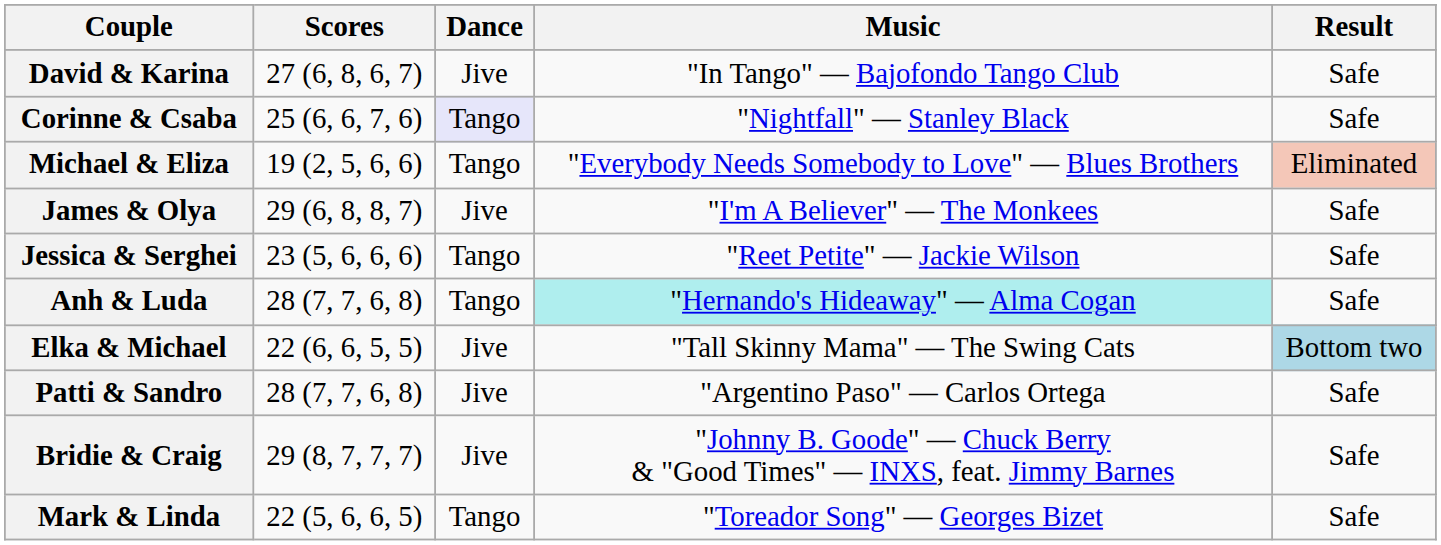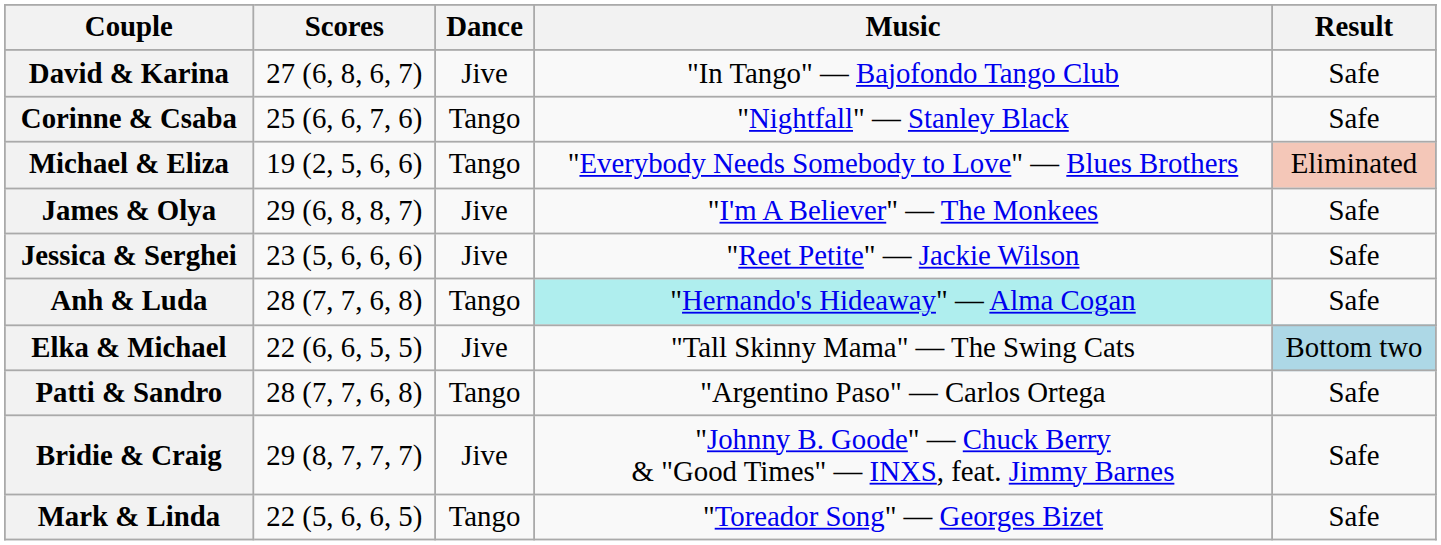(485, 118) lavender background -> (485, 118) no background
(485, 255) Tango -> (485, 255) Jive
(485, 392) Jive -> (485, 392) Tango
